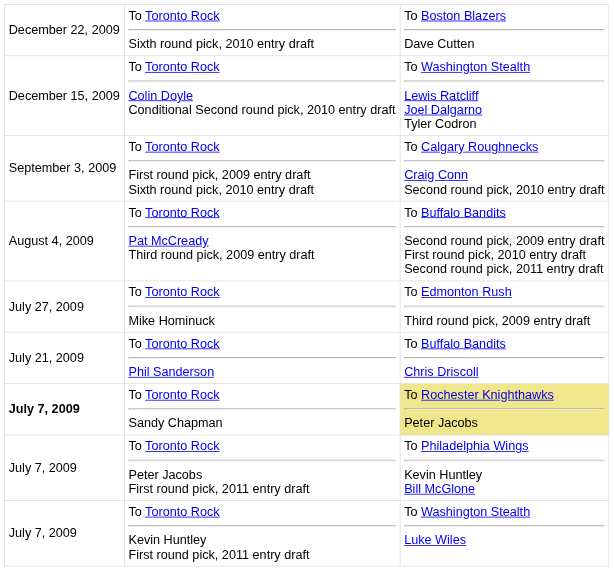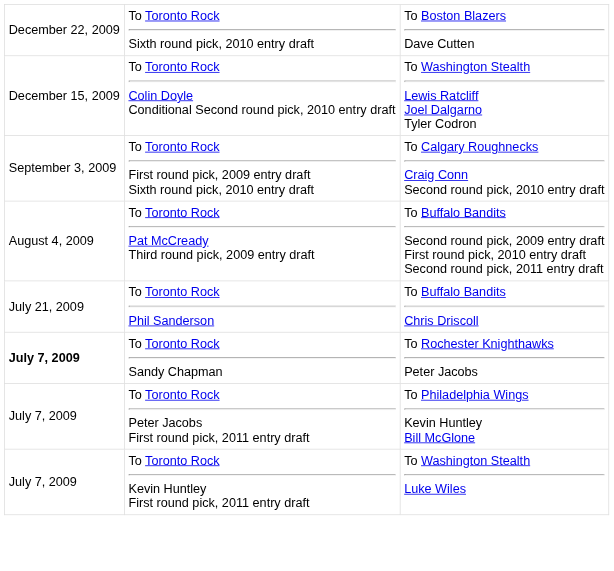- row: (262, 306)
(504, 409) khaki background -> (504, 358) no background
